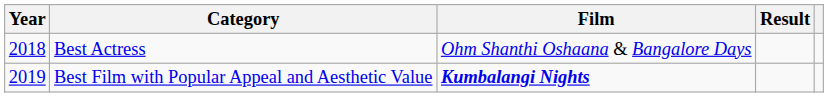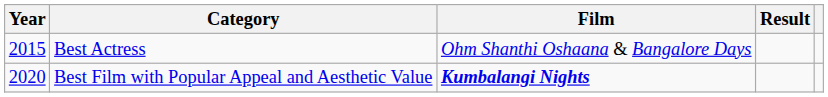(27, 48) 2018 -> (27, 48) 2015
(27, 77) 2019 -> (27, 77) 2020
